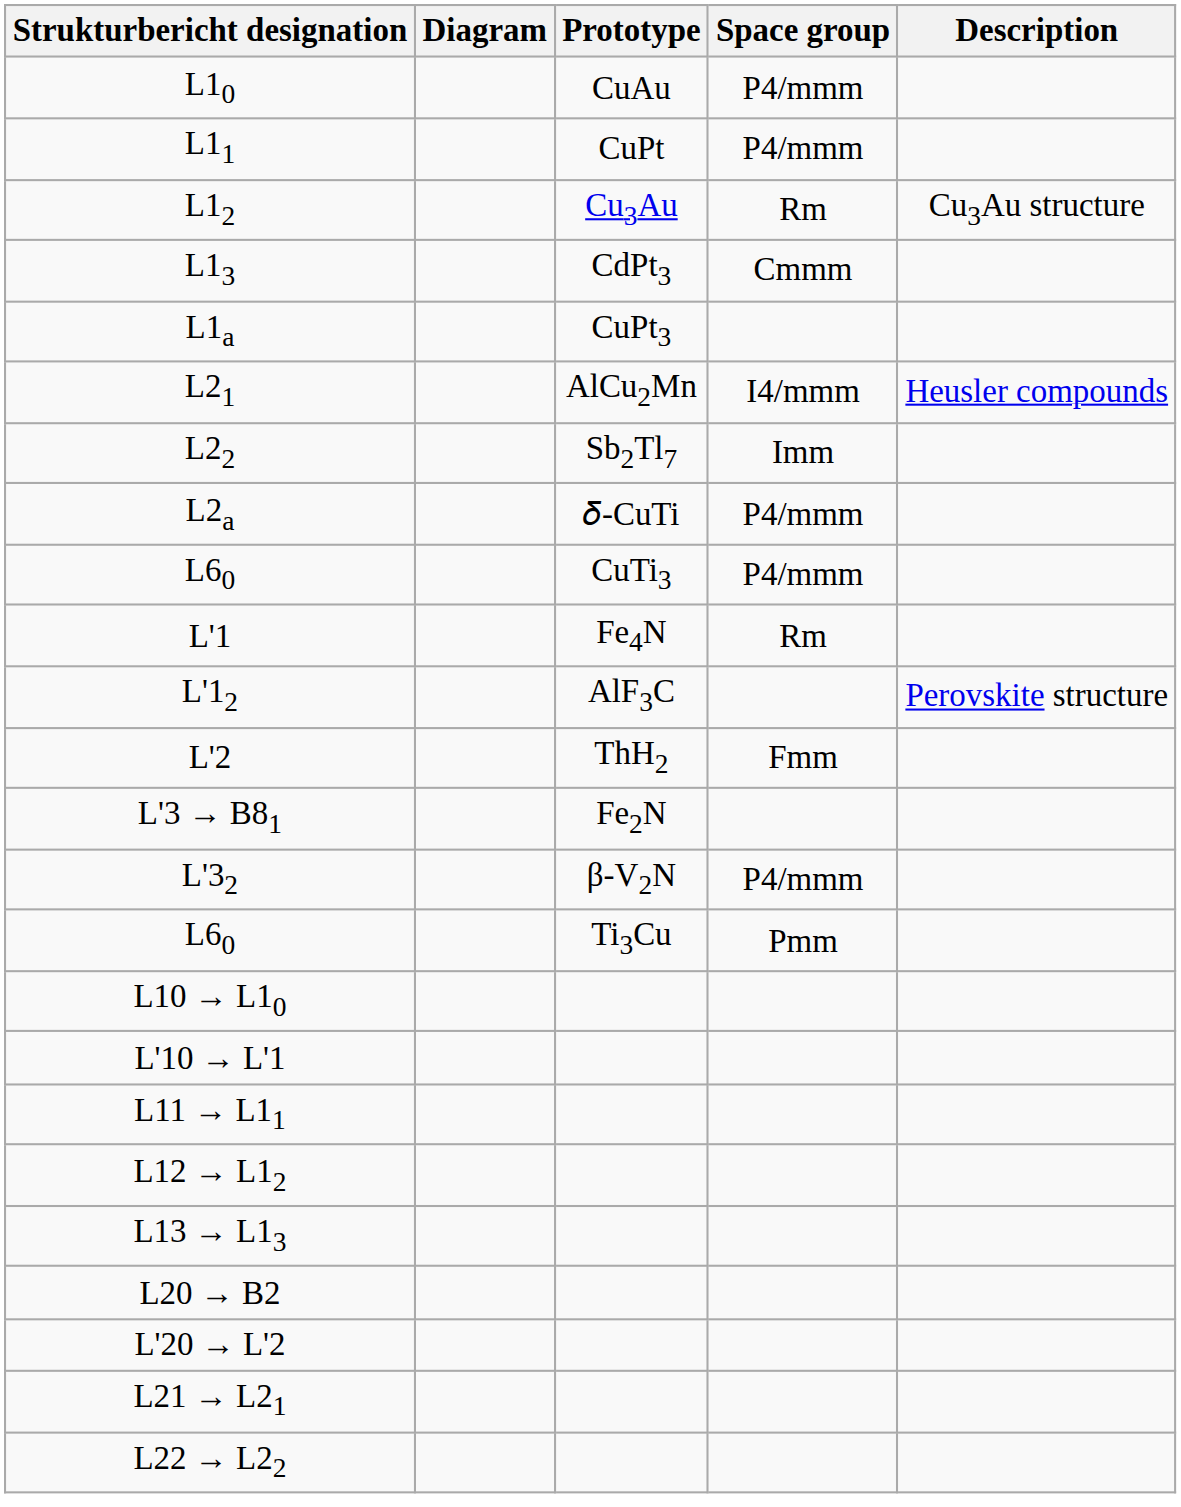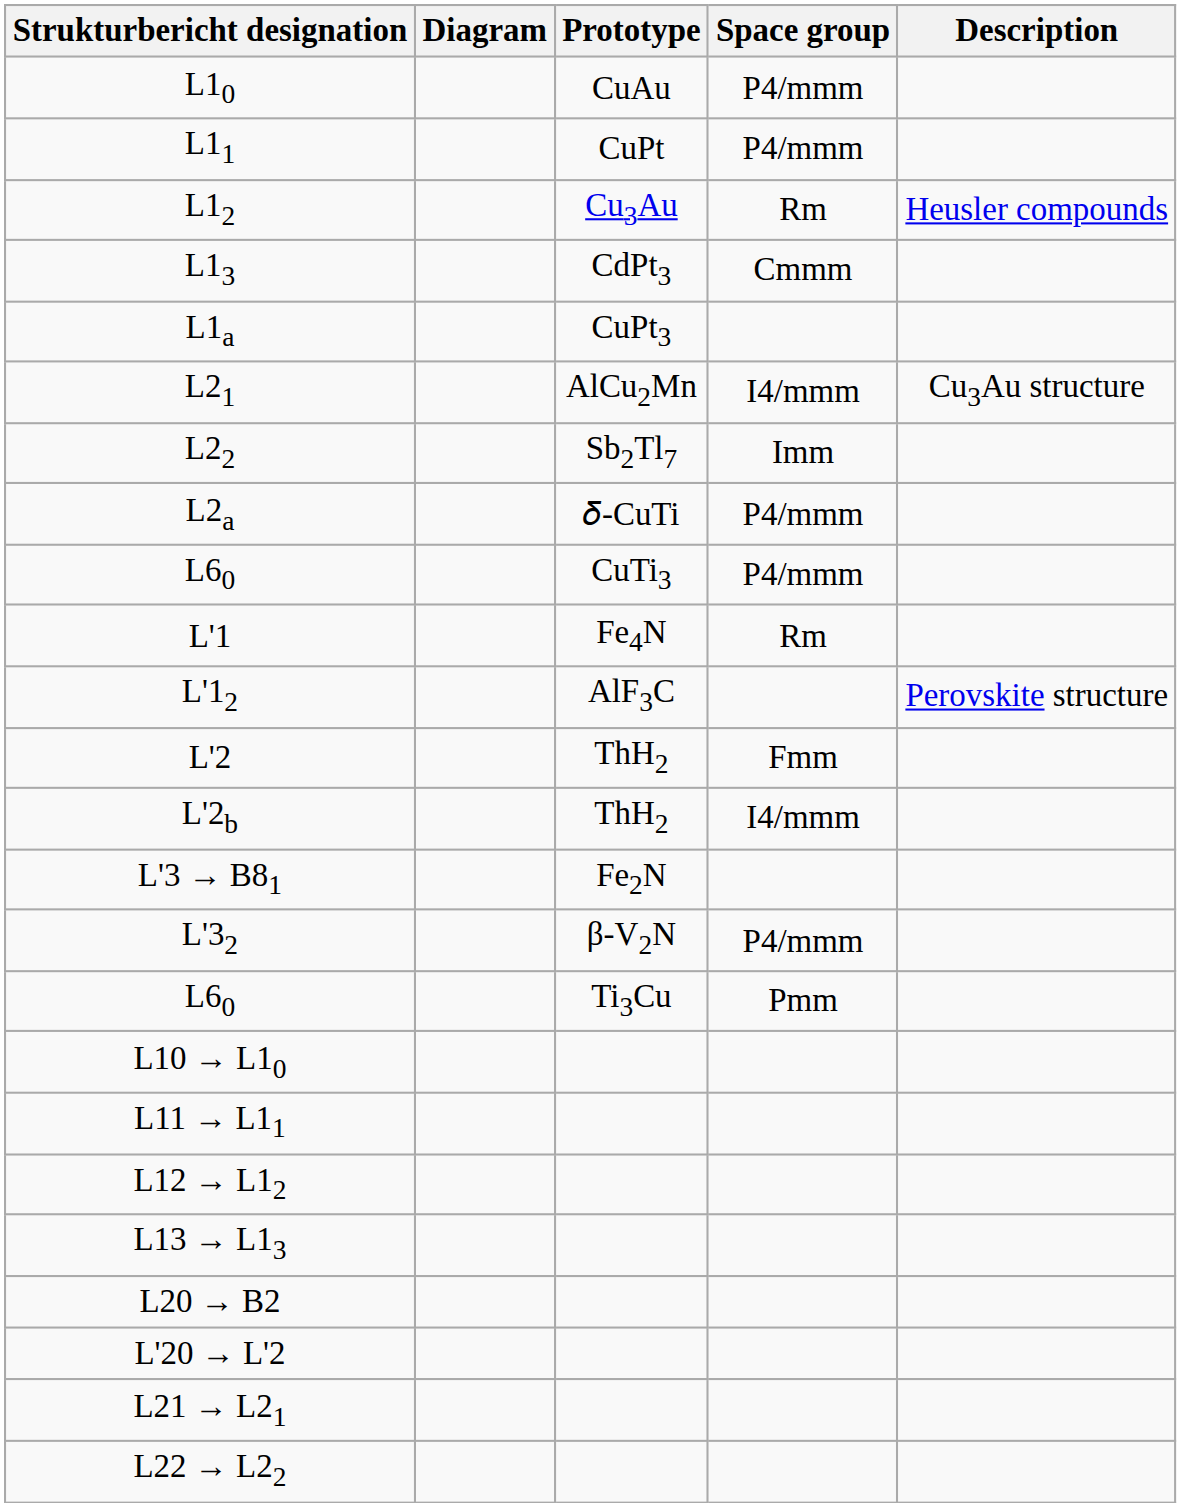(1037, 209) Cu3Au structure -> (1037, 209) Heusler compounds
(1037, 391) Heusler compounds -> (1037, 391) Cu3Au structure
+ row: (210, 818)
- row: (210, 1057)
